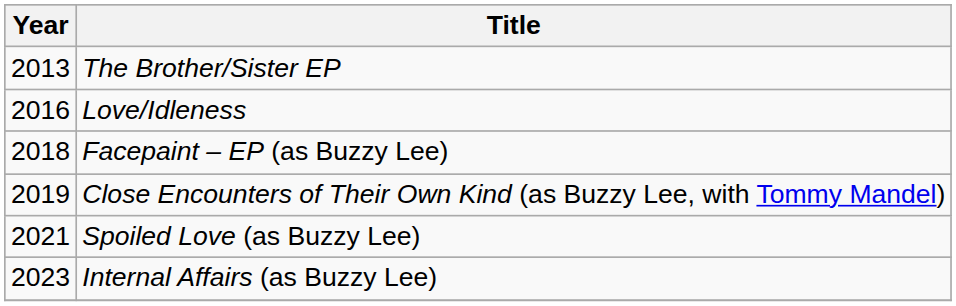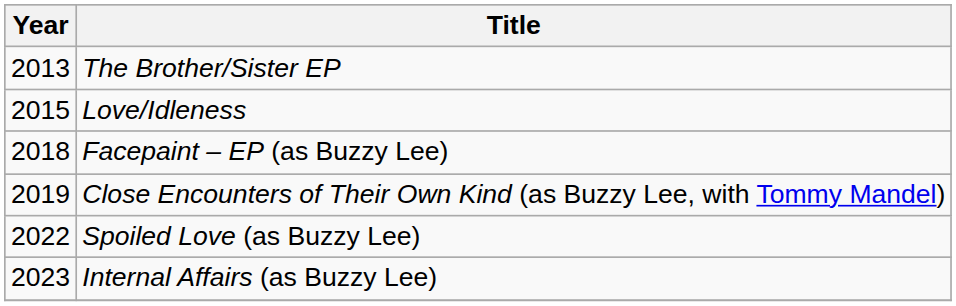(40, 109) 2016 -> (40, 109) 2015
(40, 236) 2021 -> (40, 236) 2022
